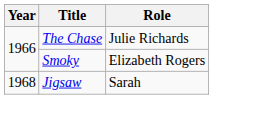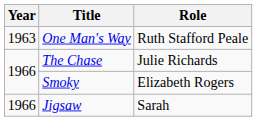+ row: (87, 37)
(22, 82) 1968 -> (22, 104) 1966
